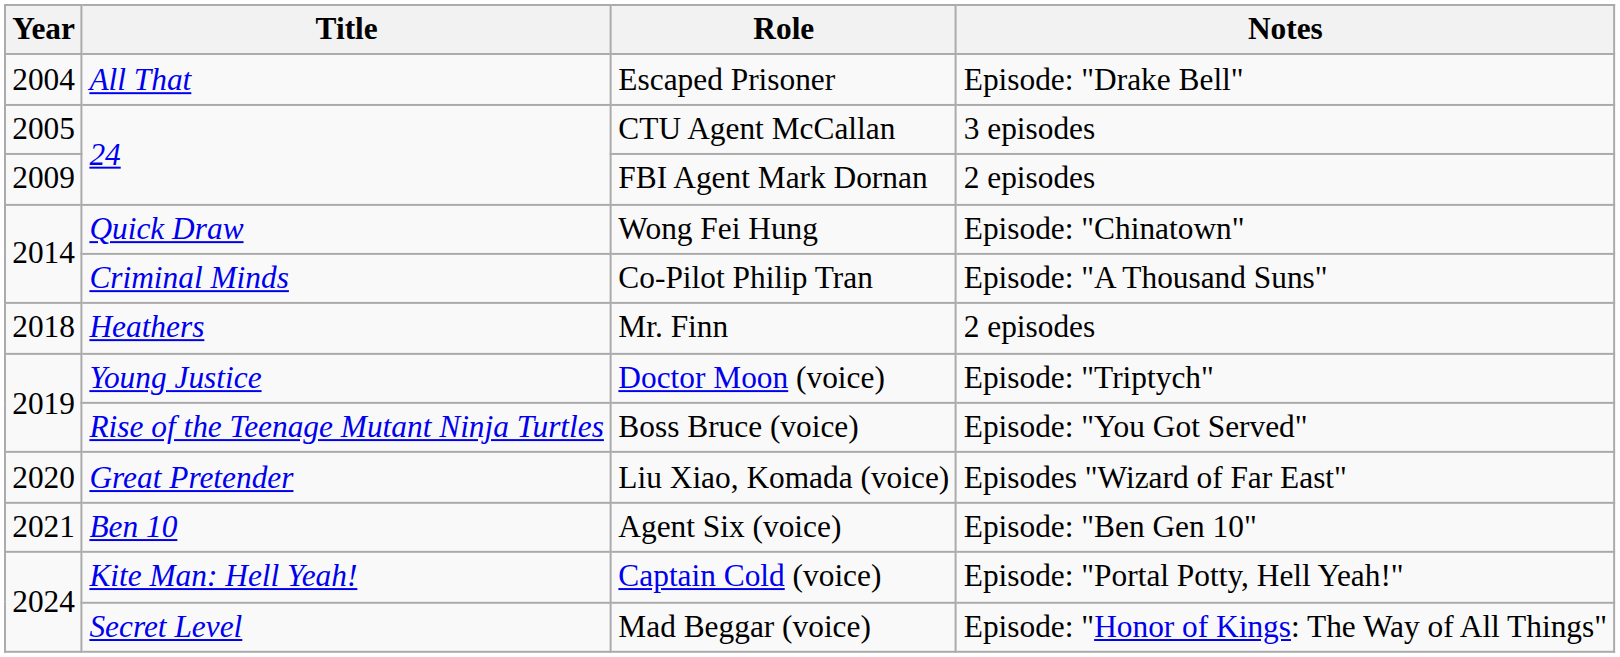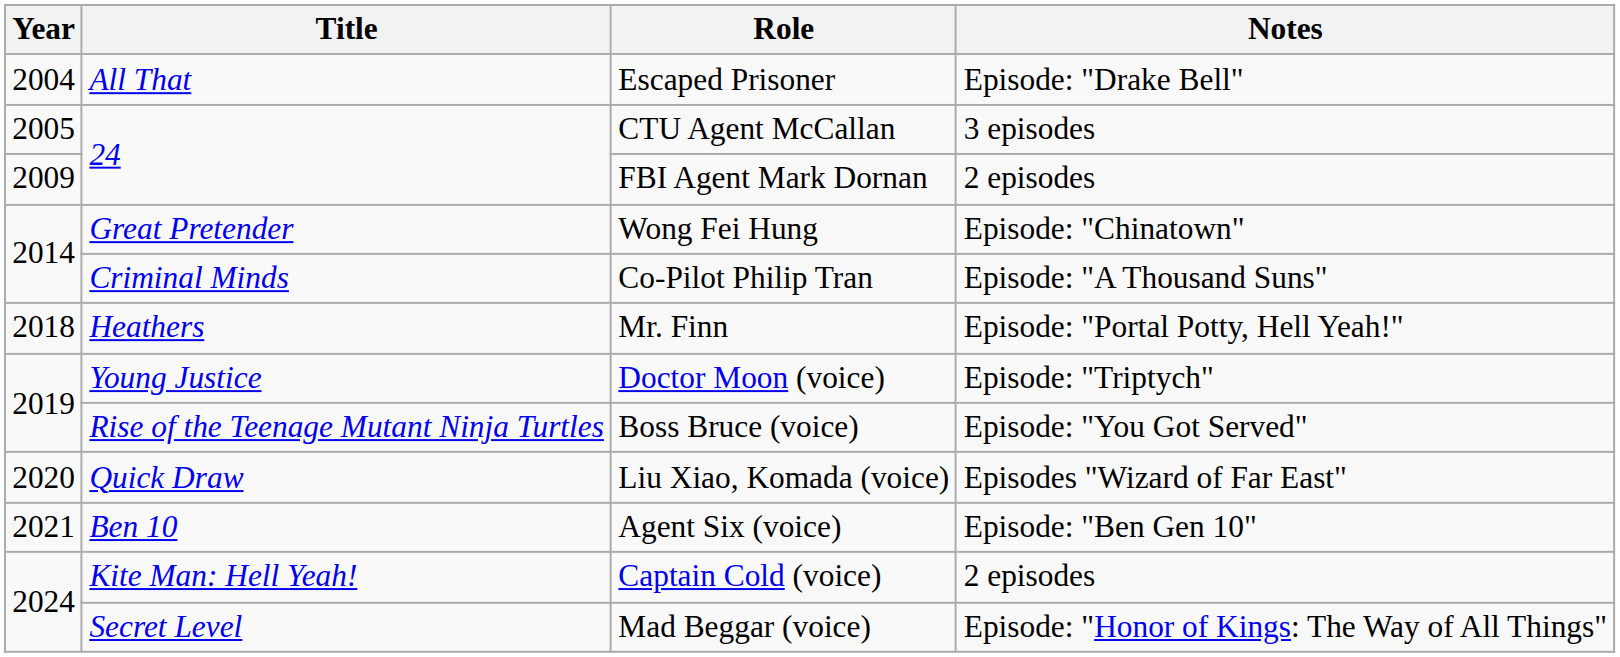(166, 228) Quick Draw -> (191, 228) Great Pretender
(1029, 327) 2 episodes -> (1184, 327) Episode: "Portal Potty, Hell Yeah!"
(191, 476) Great Pretender -> (166, 476) Quick Draw
(1184, 576) Episode: "Portal Potty, Hell Yeah!" -> (1029, 576) 2 episodes
